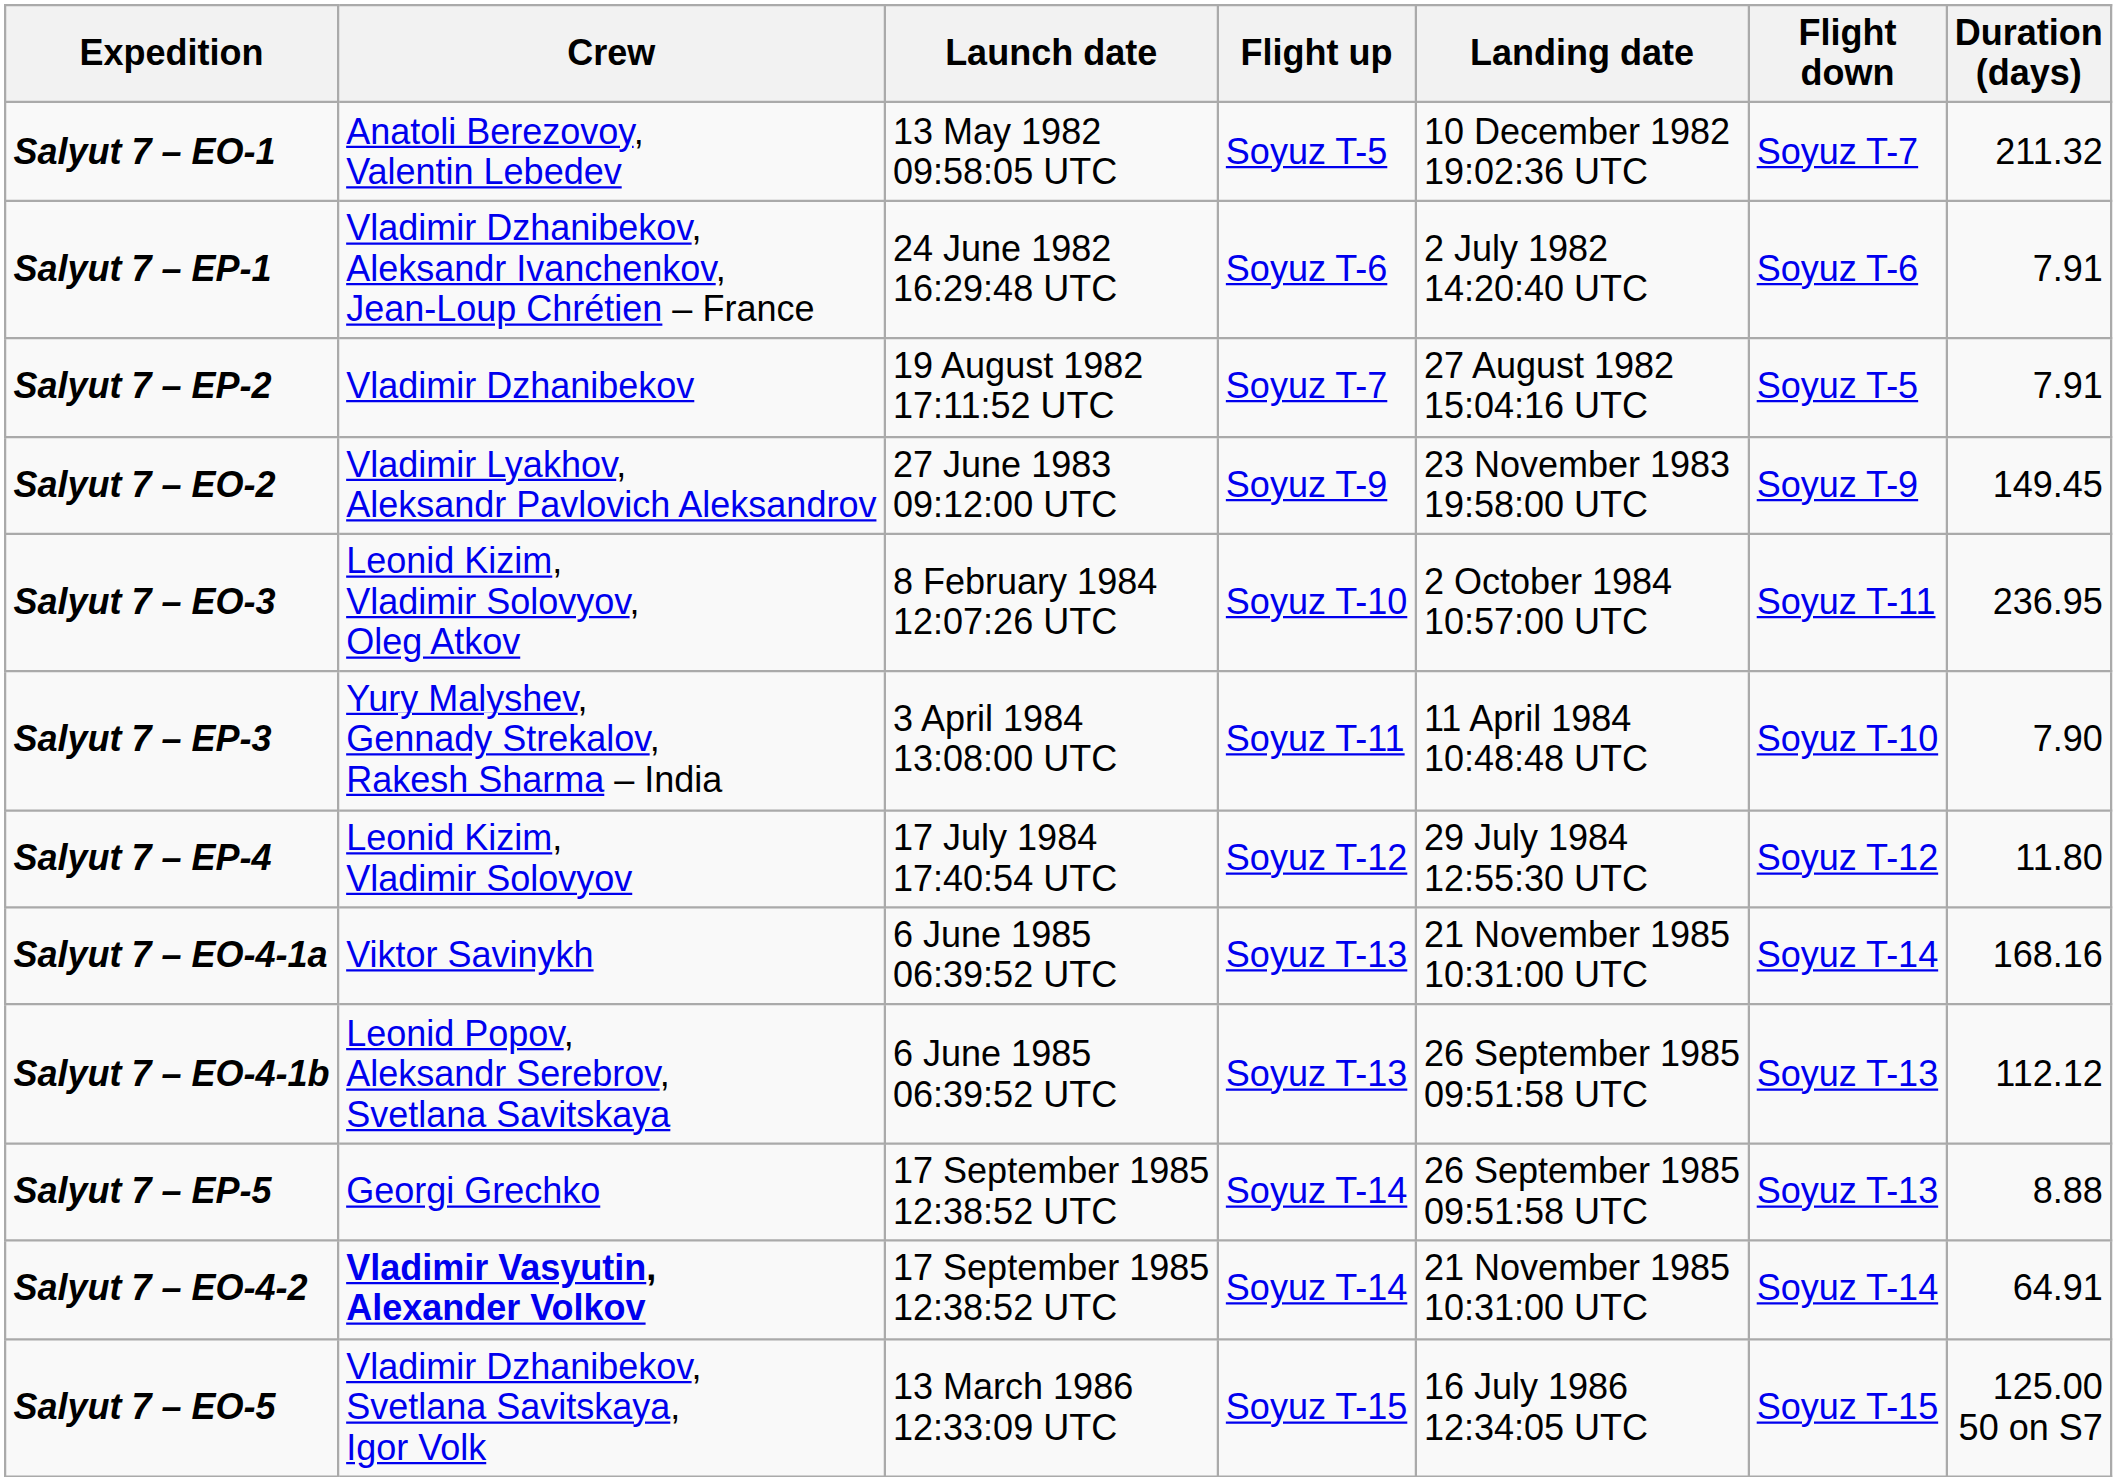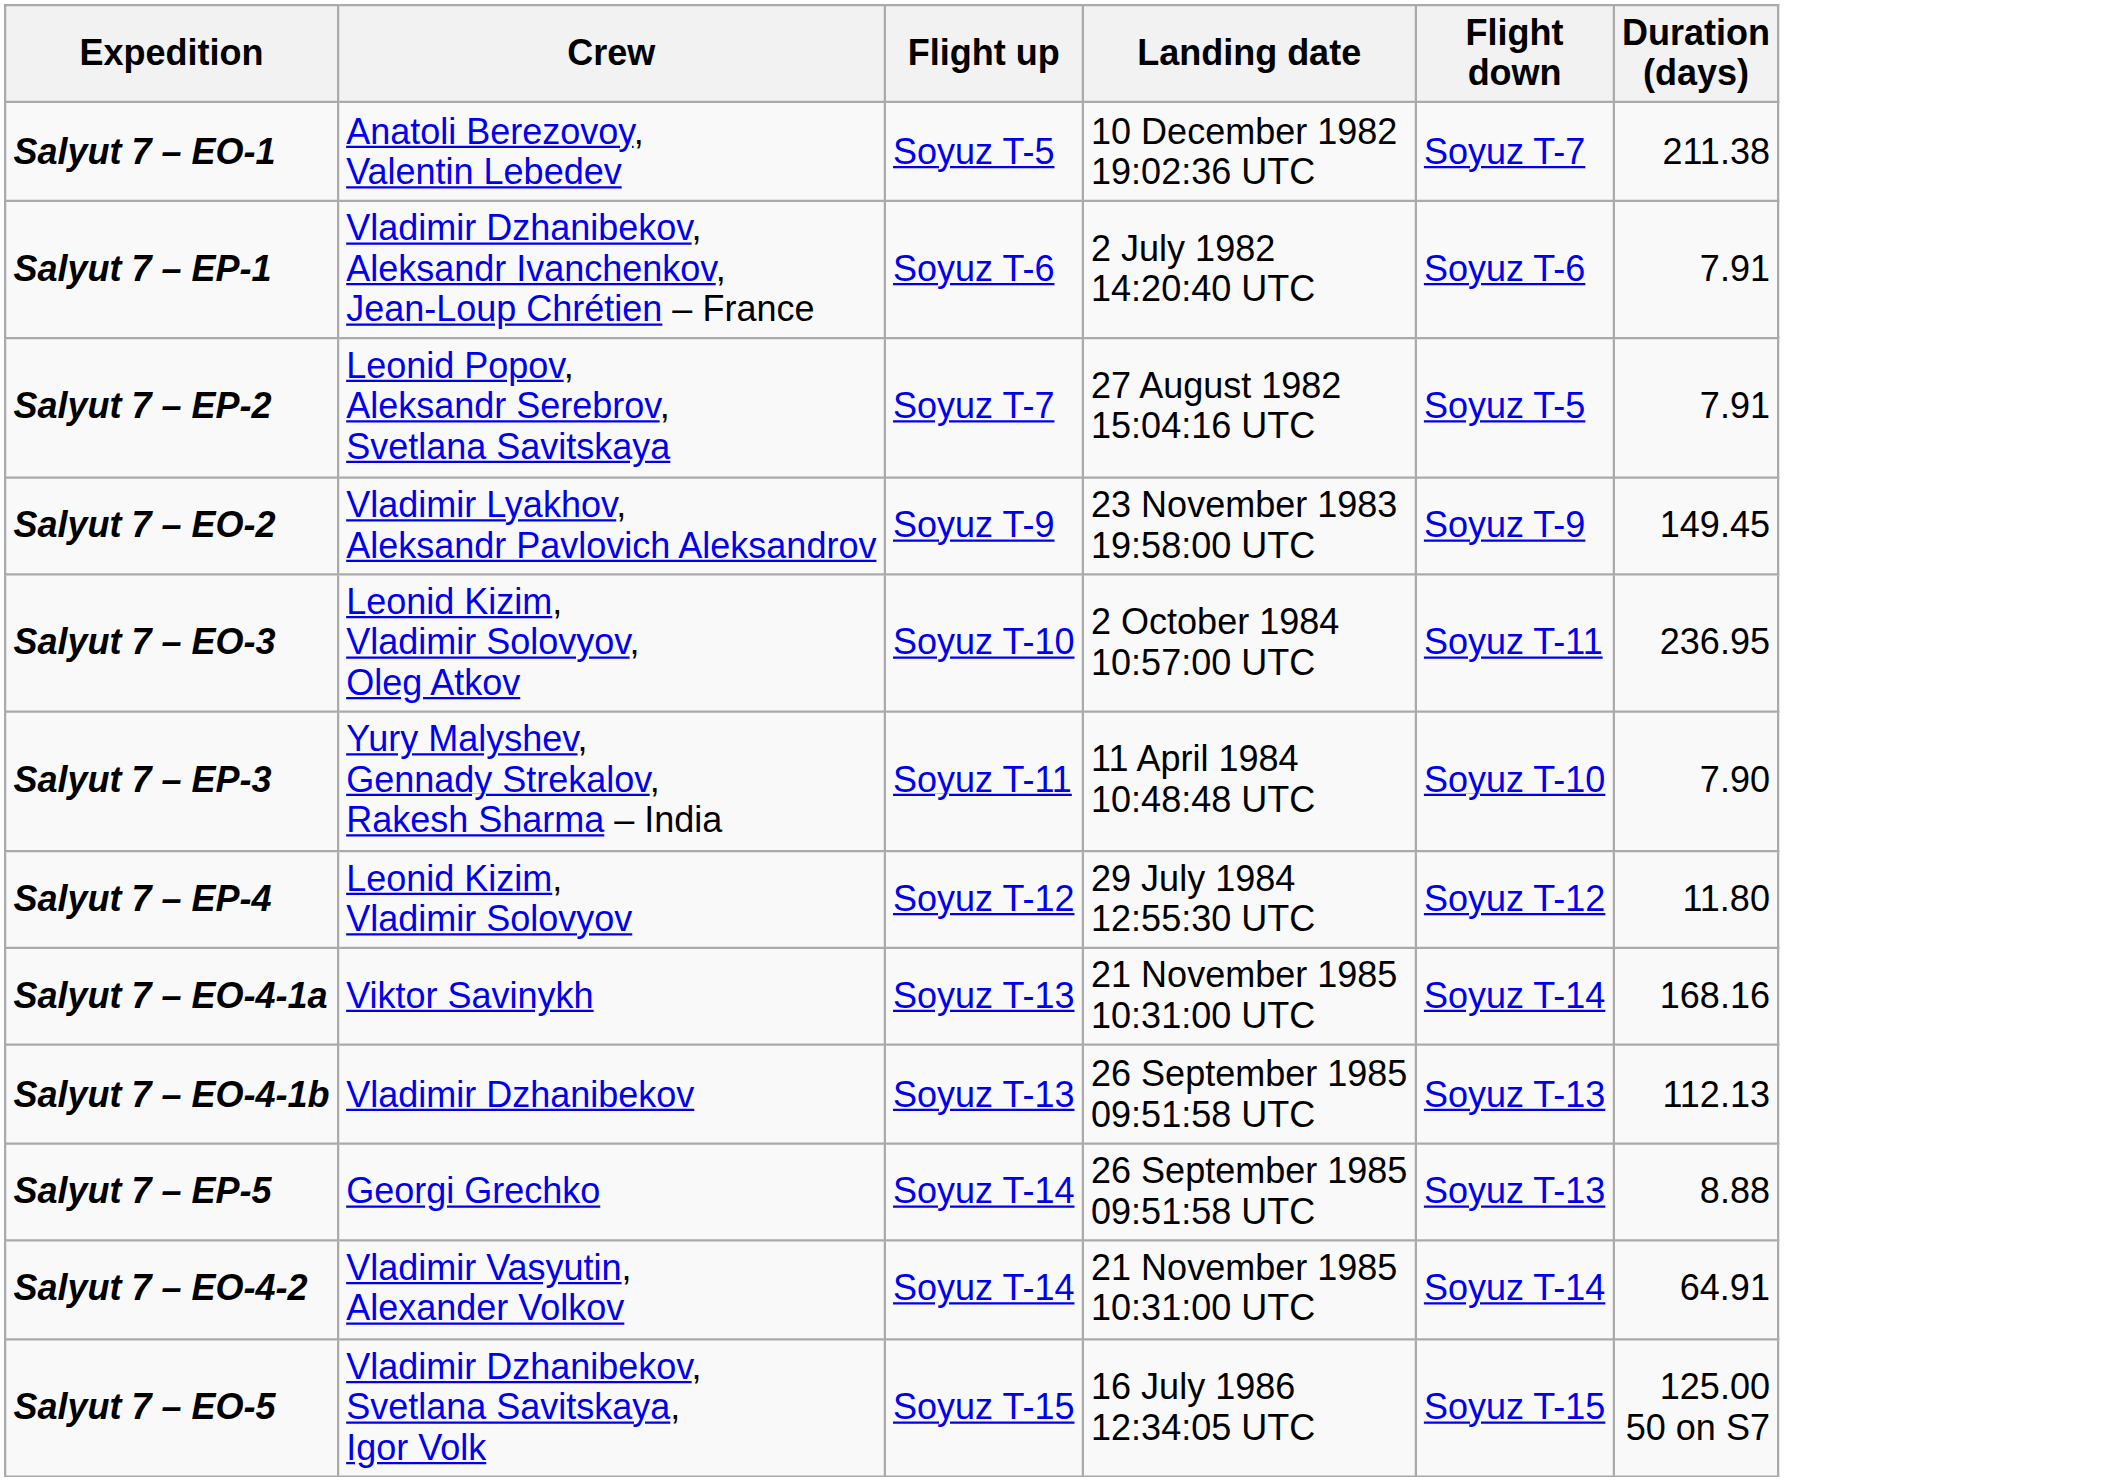- column: (1051, 53)
(2049, 150) 211.32 -> (1716, 150) 211.38
(520, 386) Vladimir Dzhanibekov -> (508, 406) Leonid Popov, Aleksandr Serebrov, Svetlana Savitskaya
(508, 1073) Leonid Popov, Aleksandr Serebrov, Svetlana Savitskaya -> (520, 1093) Vladimir Dzhanibekov
(2049, 1073) 112.12 -> (1716, 1093) 112.13
(501, 1288) bold -> (489, 1288) normal
